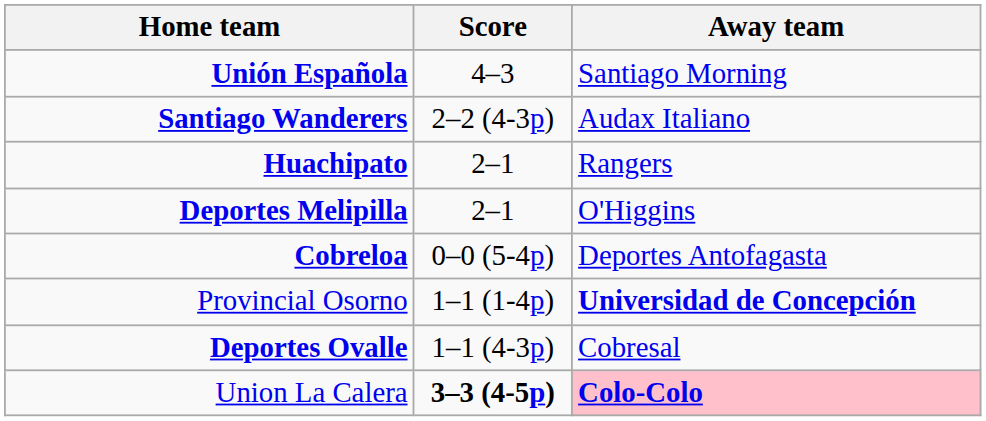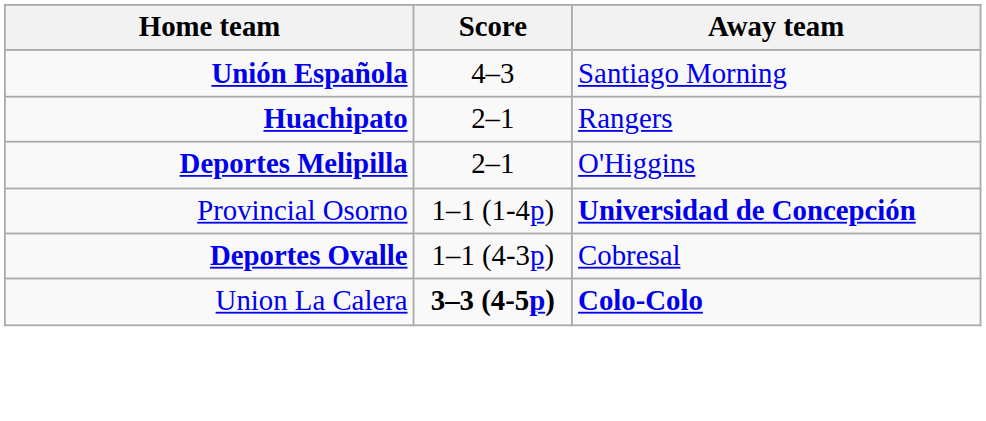- row: (283, 118)
- row: (351, 255)
(640, 392) pink background -> (640, 301) no background
